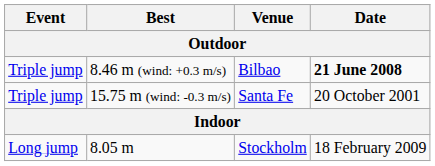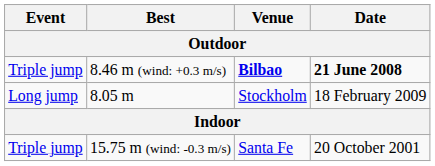(259, 69) normal -> (260, 69) bold
rows swapped: (160, 95) <-> (112, 148)
